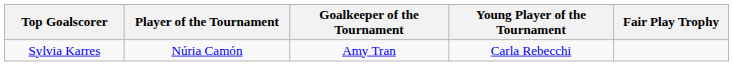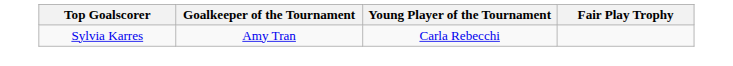- column: (207, 22)
